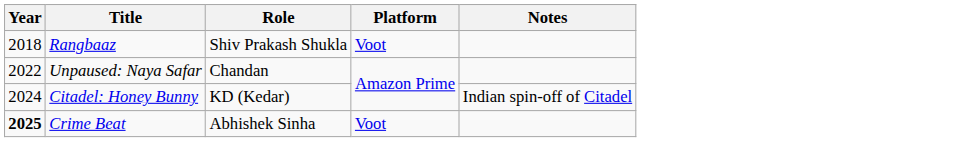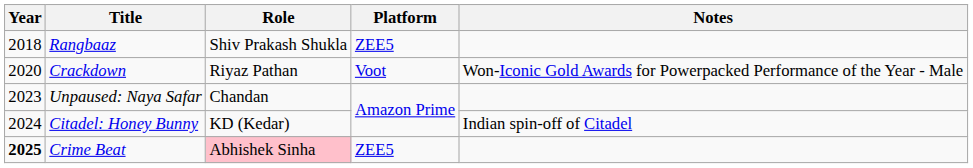(370, 44) Voot -> (374, 44) ZEE5
+ row: (88, 70)
(25, 70) 2022 -> (25, 96) 2023
(262, 123) no background -> (262, 149) pink background
(370, 123) Voot -> (374, 149) ZEE5
